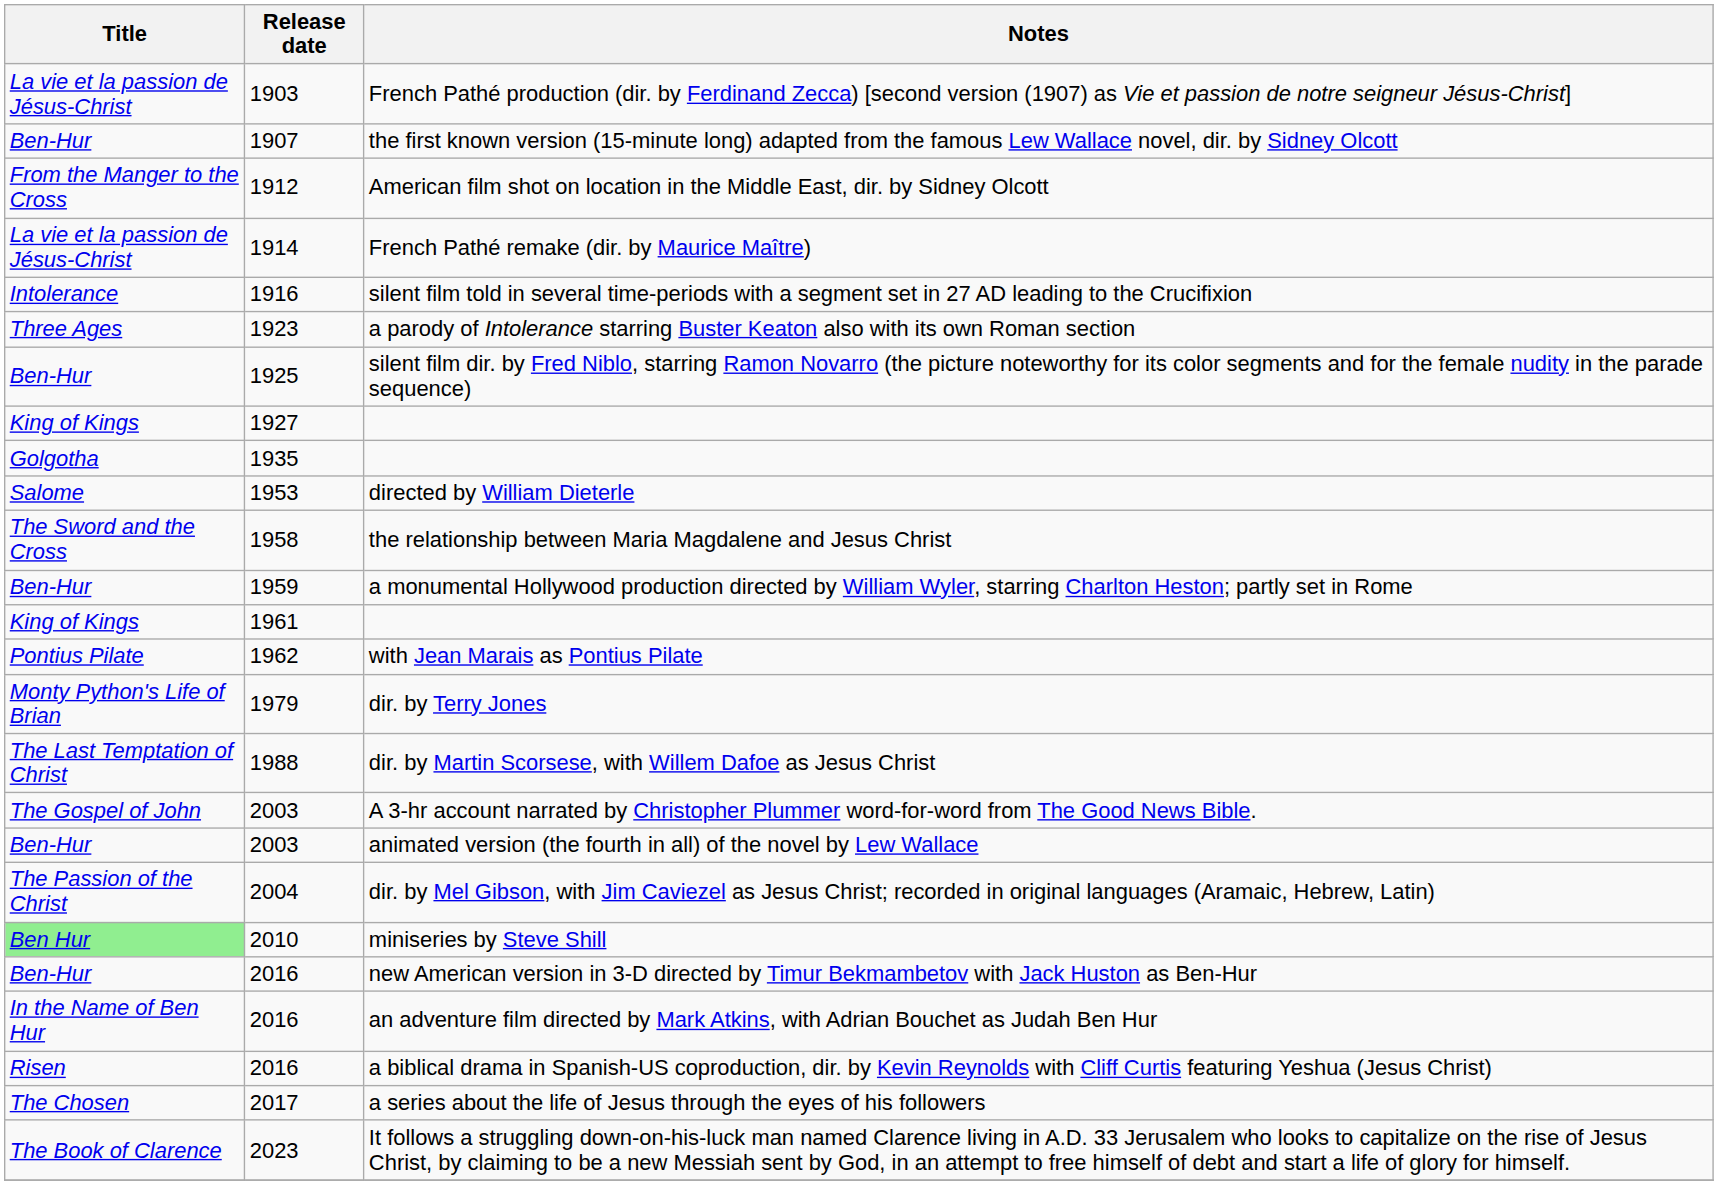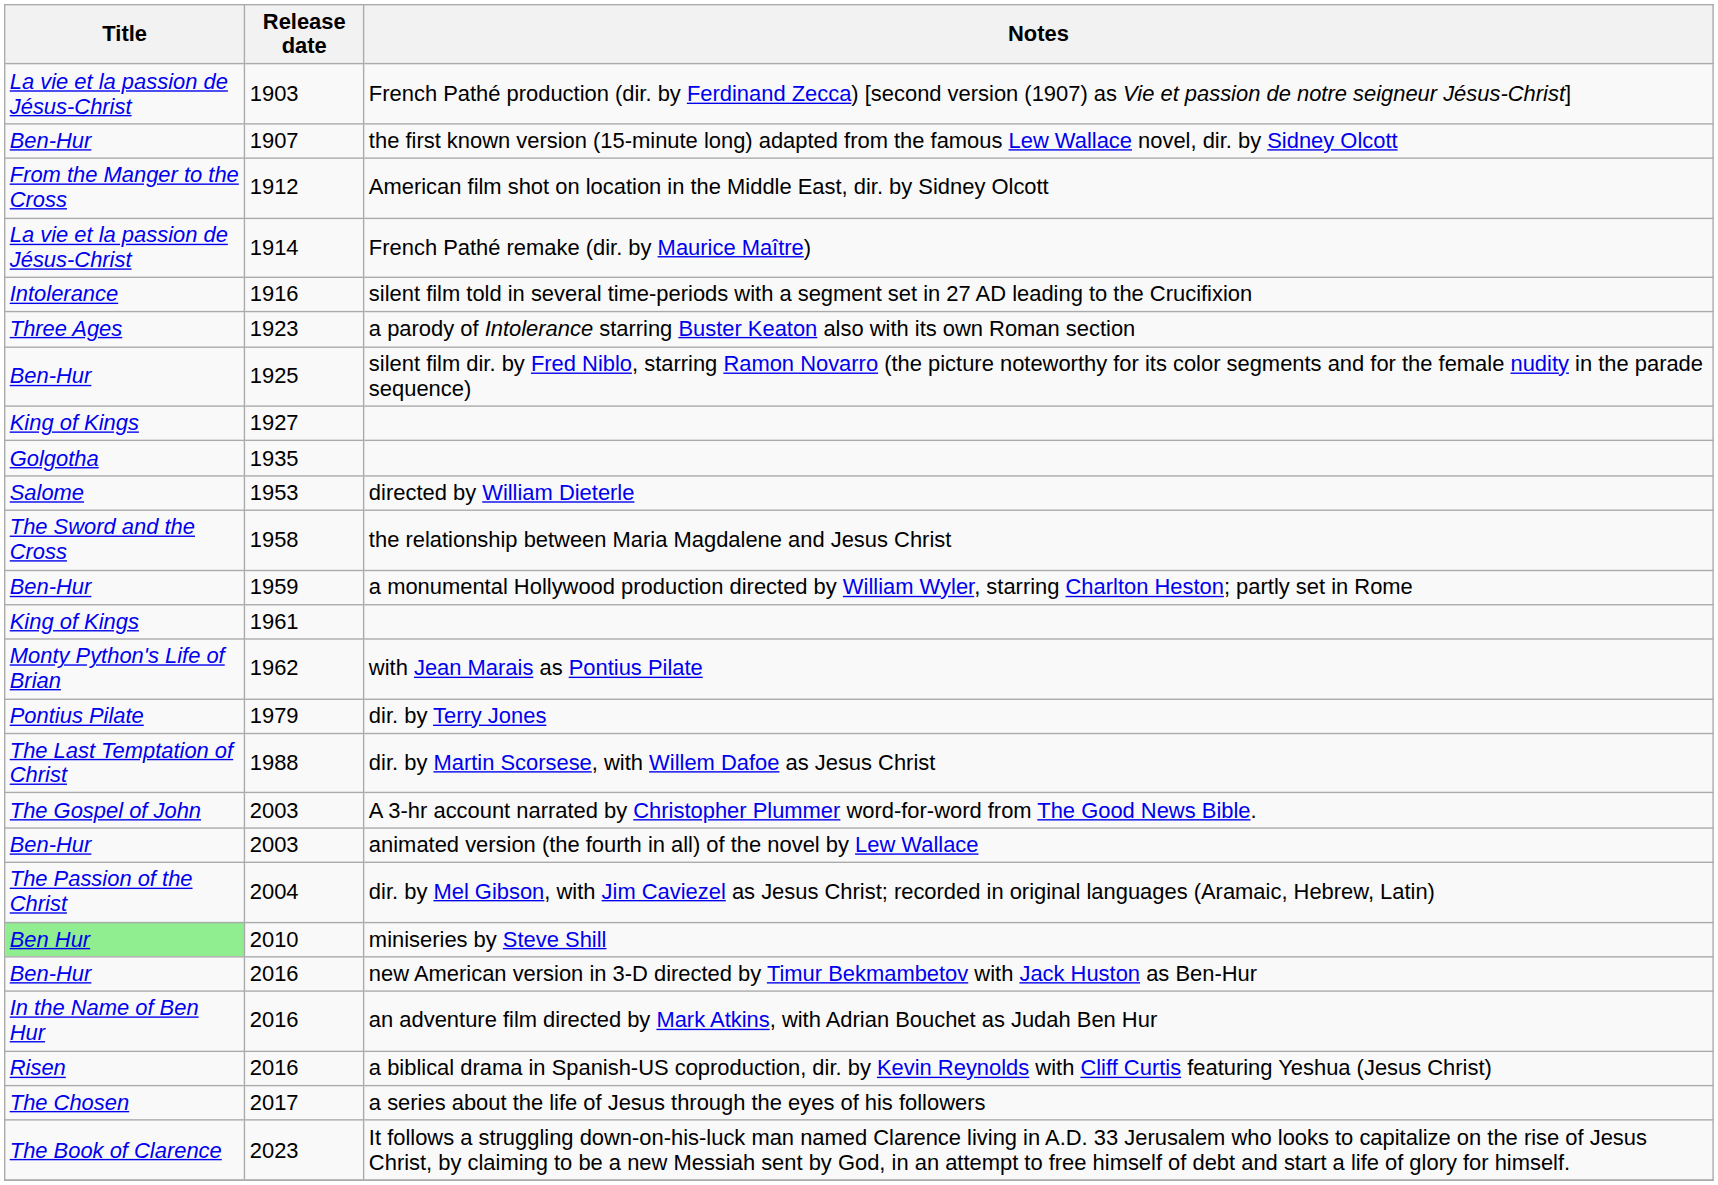(77, 656) Pontius Pilate -> (117, 668) Monty Python's Life of Brian
(117, 703) Monty Python's Life of Brian -> (77, 715) Pontius Pilate
